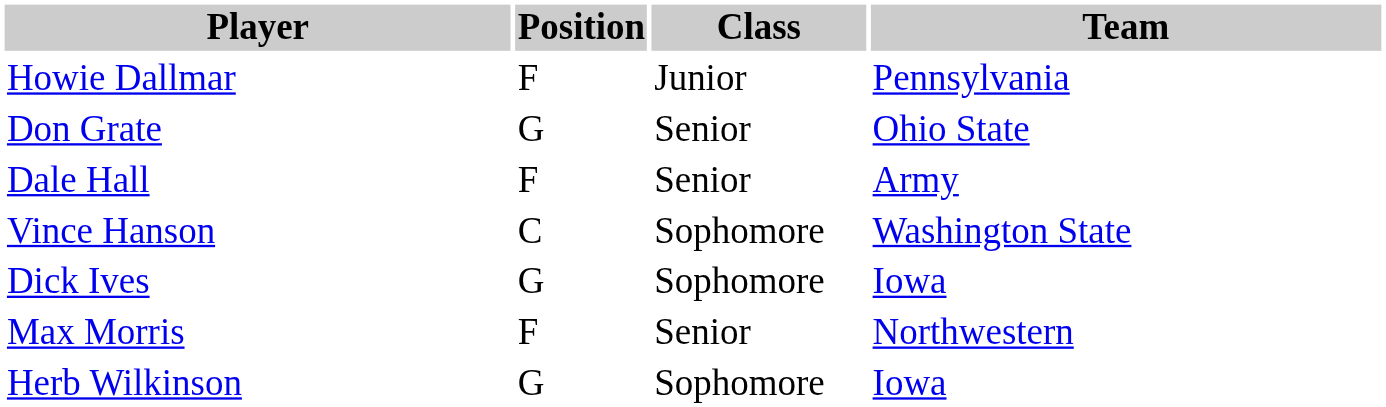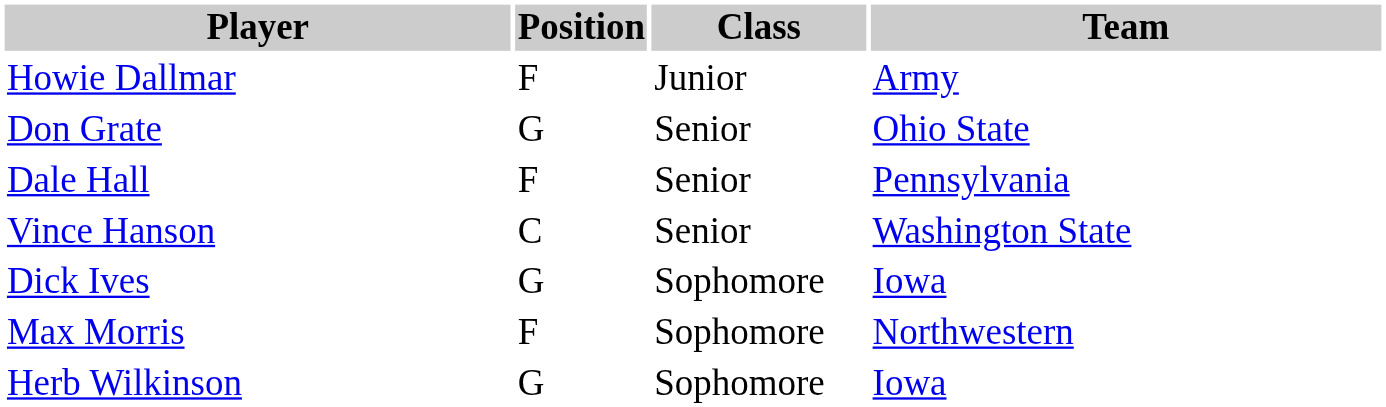(971, 77) Pennsylvania -> (916, 77) Army
(916, 179) Army -> (971, 179) Pennsylvania
(739, 230) Sophomore -> (703, 230) Senior
(703, 331) Senior -> (739, 331) Sophomore
